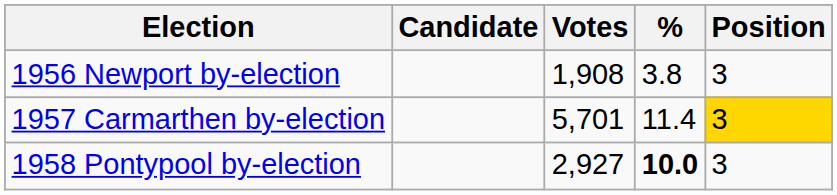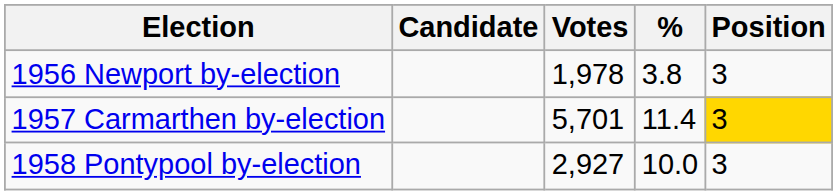(588, 73) 1,908 -> (588, 73) 1,978
(670, 165) bold -> (670, 165) normal
